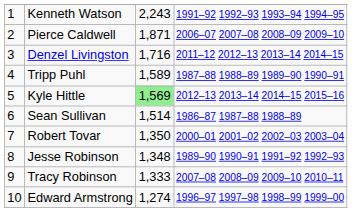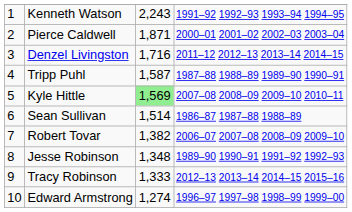(260, 35) 2006–07 2007–08 2008–09 2009–10 -> (260, 35) 2000–01 2001–02 2002–03 2003–04
(155, 75) 1,589 -> (155, 75) 1,587
(260, 96) 2012–13 2013–14 2014–15 2015–16 -> (260, 96) 2007–08 2008–09 2009–10 2010–11
(155, 136) 1,350 -> (155, 136) 1,382
(260, 136) 2000–01 2001–02 2002–03 2003–04 -> (260, 136) 2006–07 2007–08 2008–09 2009–10
(260, 177) 2007–08 2008–09 2009–10 2010–11 -> (260, 177) 2012–13 2013–14 2014–15 2015–16
